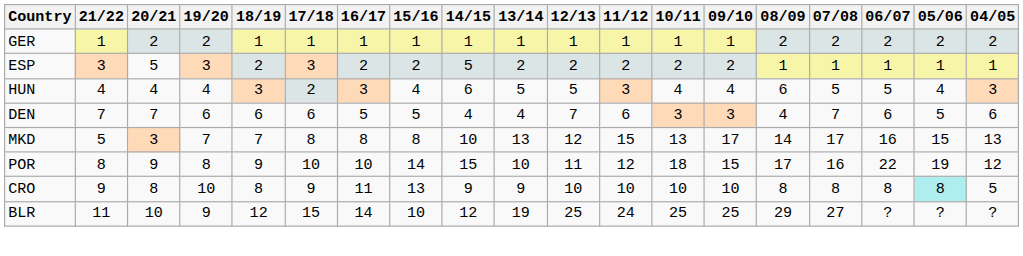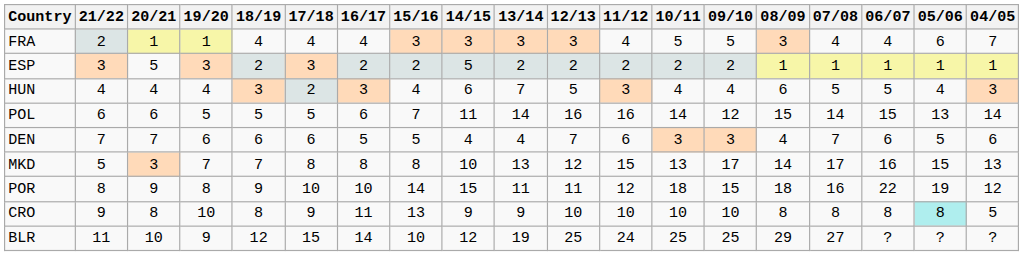+ row: (22, 41)
- row: (22, 41)
(521, 91) 5 -> (521, 91) 7
+ row: (22, 115)
(521, 164) 10 -> (521, 189) 11
(783, 164) 17 -> (783, 189) 18
